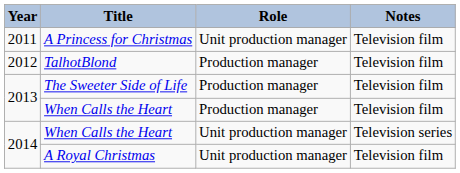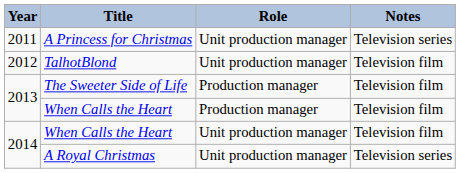(398, 39) Television film -> (403, 39) Television series
(259, 62) Production manager -> (273, 62) Unit production manager
(403, 132) Television series -> (398, 132) Television film
(398, 156) Television film -> (403, 156) Television series
